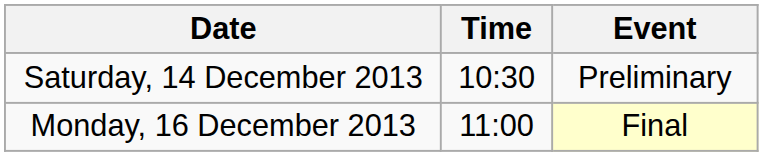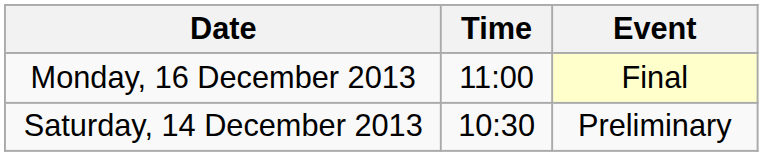rows swapped: (223, 77) <-> (223, 126)
